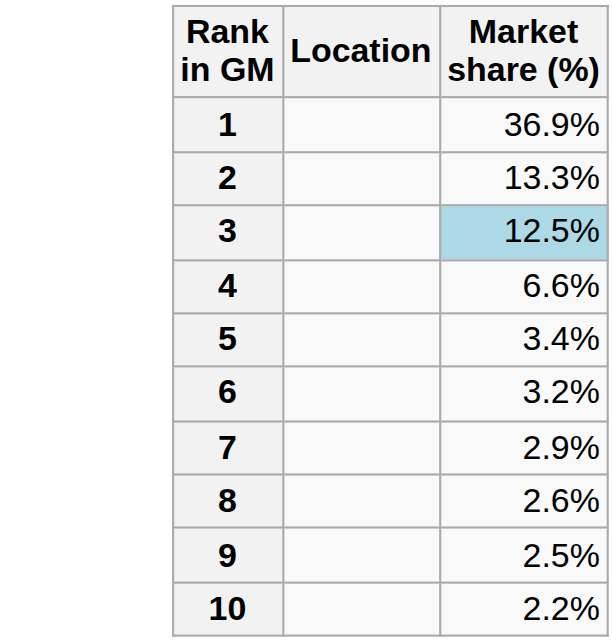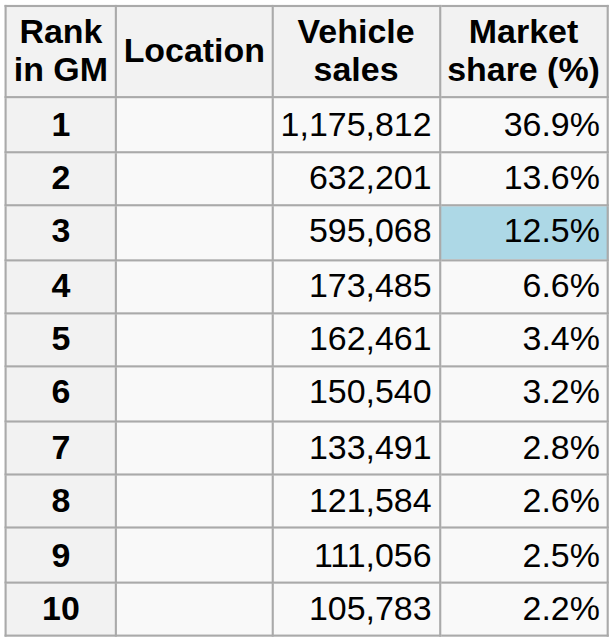+ column: (356, 51)
(552, 178) 13.3% -> (552, 178) 13.6%
(561, 447) 2.9% -> (561, 447) 2.8%
